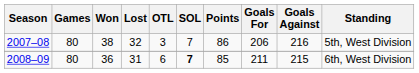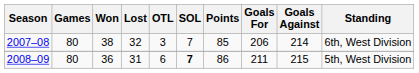(223, 42) 86 -> (223, 42) 85
(300, 42) 216 -> (300, 42) 214
(368, 42) 5th, West Division -> (368, 42) 6th, West Division
(223, 59) 85 -> (223, 59) 86
(368, 59) 6th, West Division -> (368, 59) 5th, West Division
